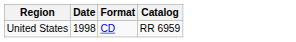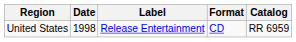+ column: (152, 12)
